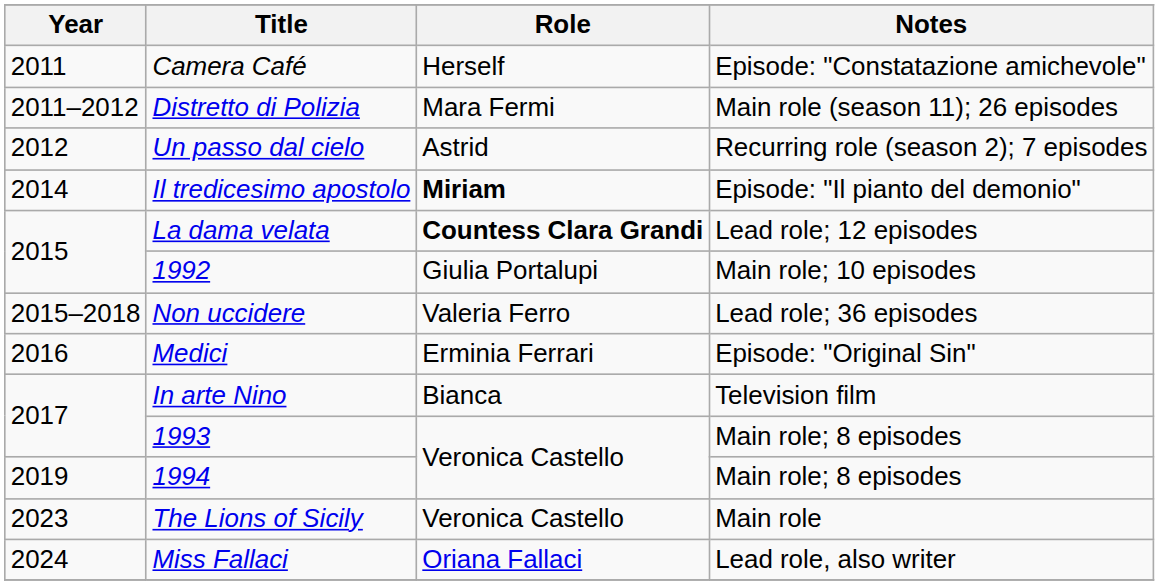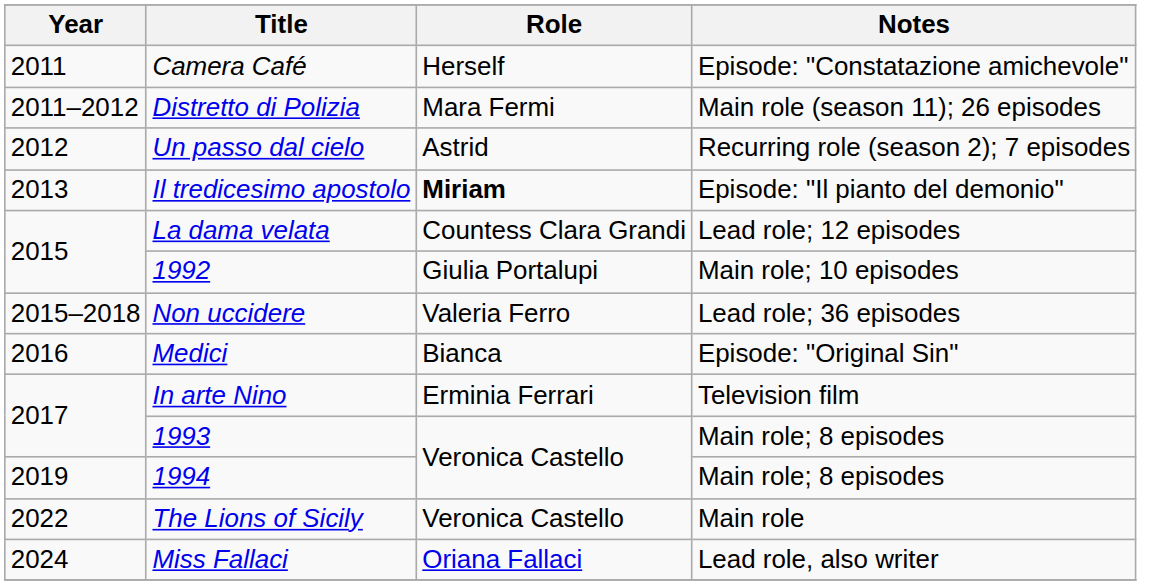(40, 189) 2014 -> (40, 189) 2013
(563, 230) bold -> (554, 230) normal
(508, 353) Erminia Ferrari -> (462, 353) Bianca
(462, 395) Bianca -> (508, 395) Erminia Ferrari
(40, 518) 2023 -> (40, 518) 2022
